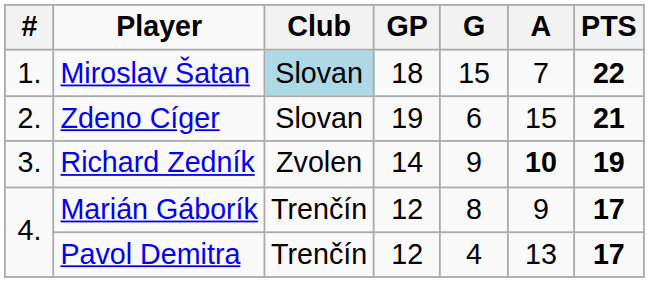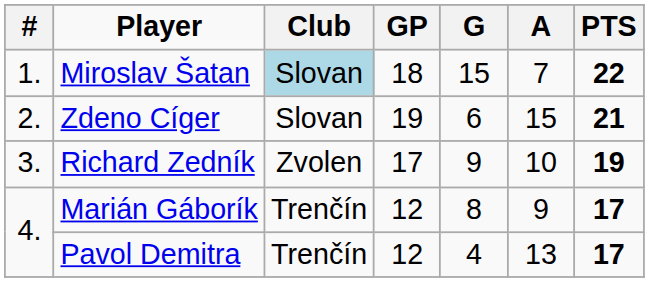(407, 163) 14 -> (407, 163) 17
(541, 163) bold -> (541, 163) normal
